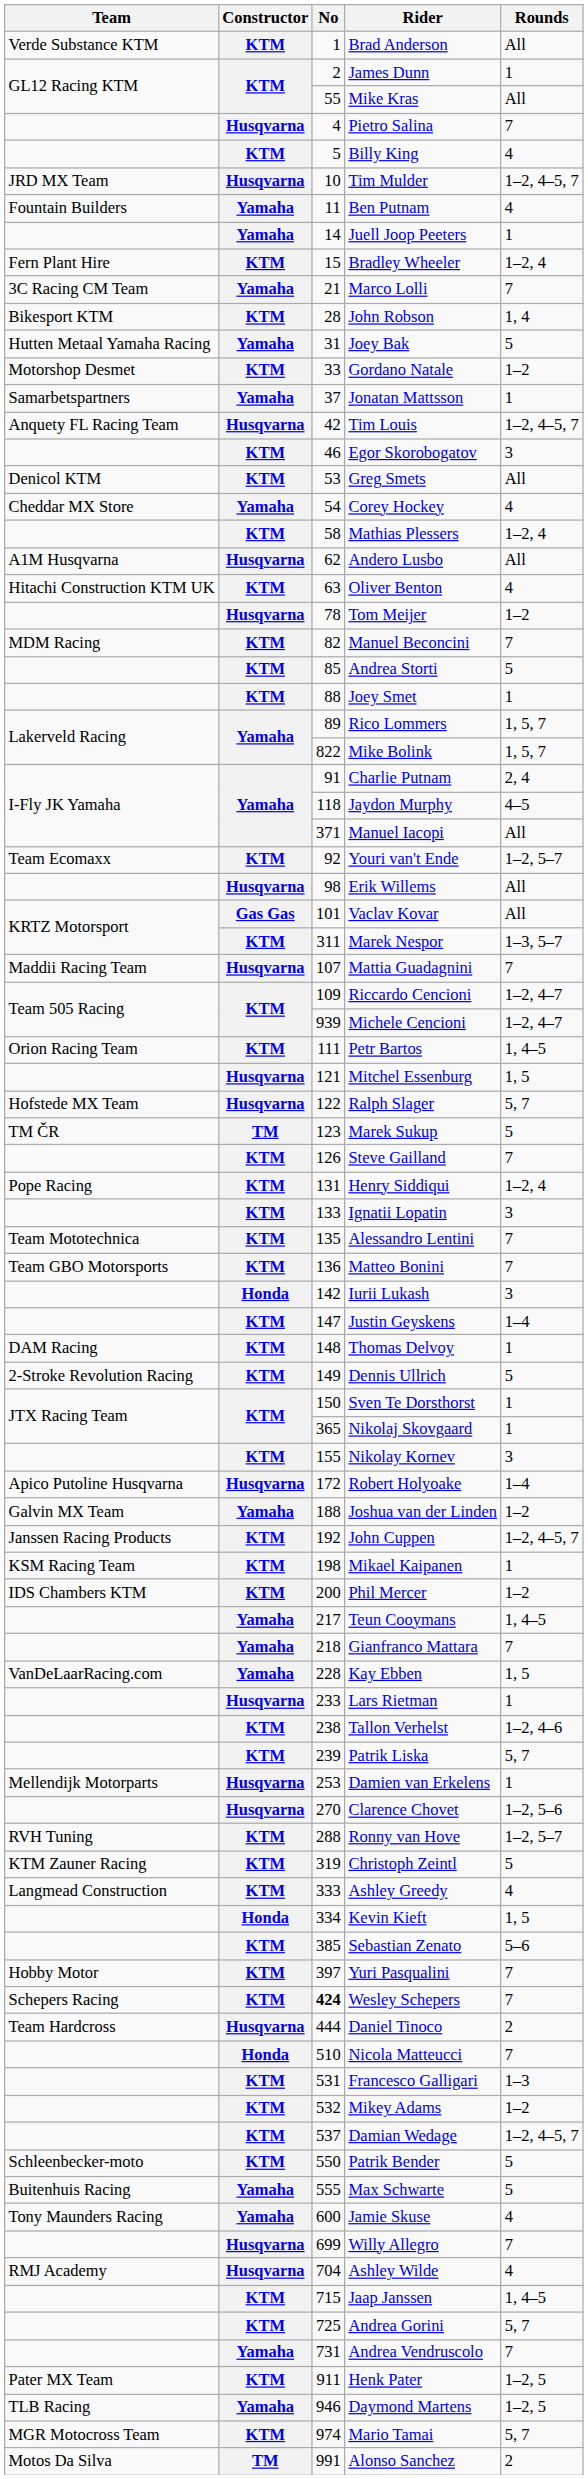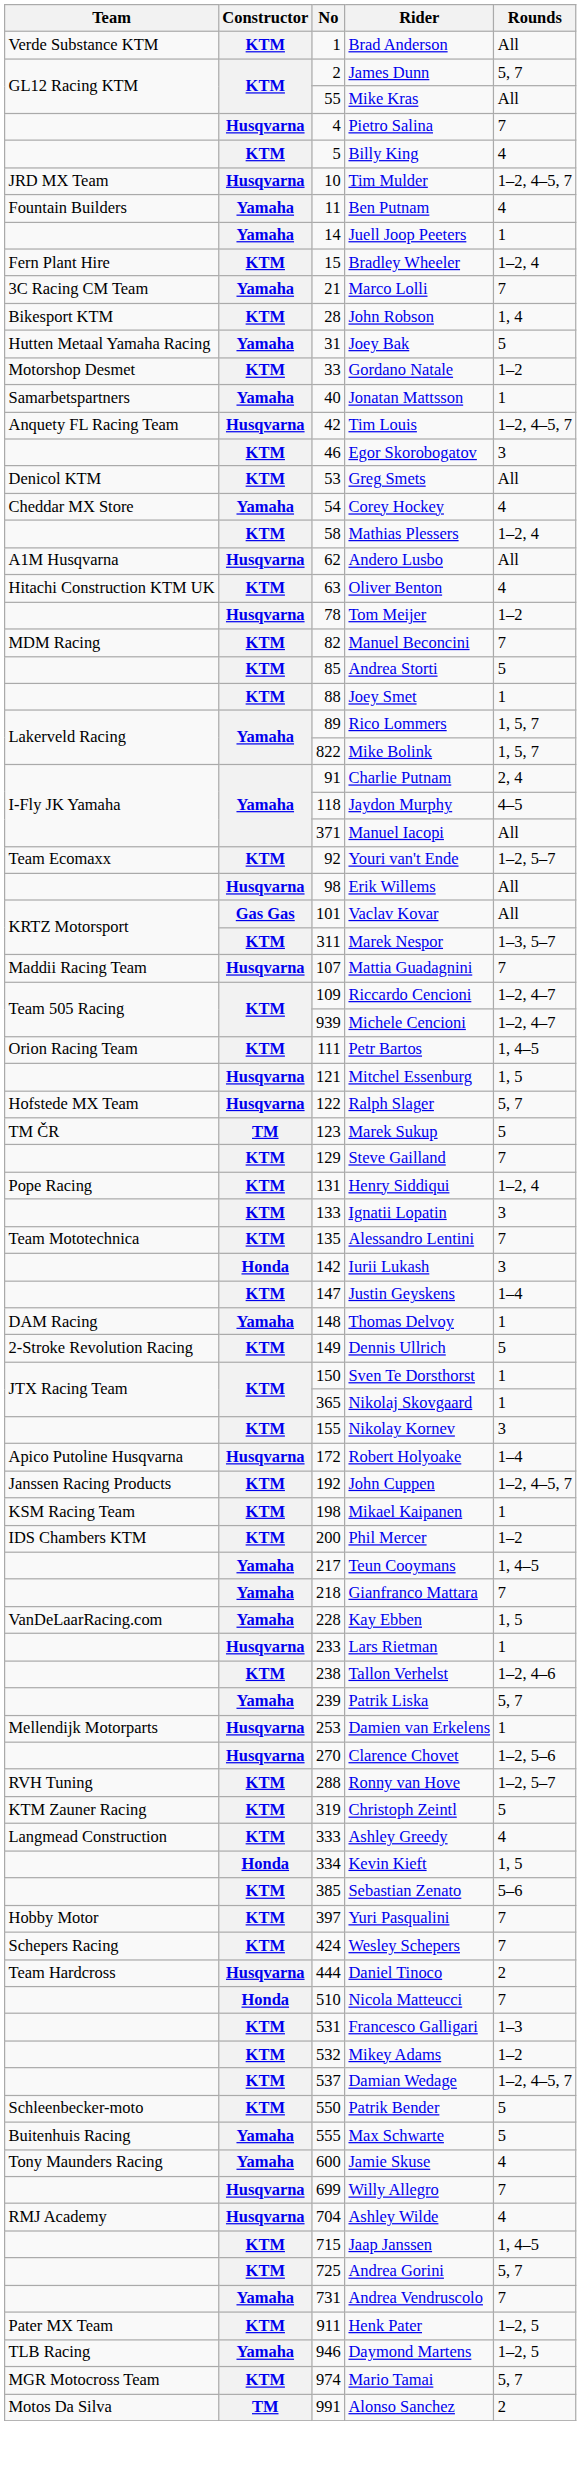(509, 71) 1 -> (510, 71) 5, 7
(332, 397) 37 -> (332, 397) 40
(328, 1157) 126 -> (328, 1157) 129
- row: (396, 1266)
(265, 1347) KTM -> (265, 1320) Yamaha
- row: (423, 1510)
(265, 1755) KTM -> (265, 1700) Yamaha
(328, 1999) bold -> (328, 1945) normal
